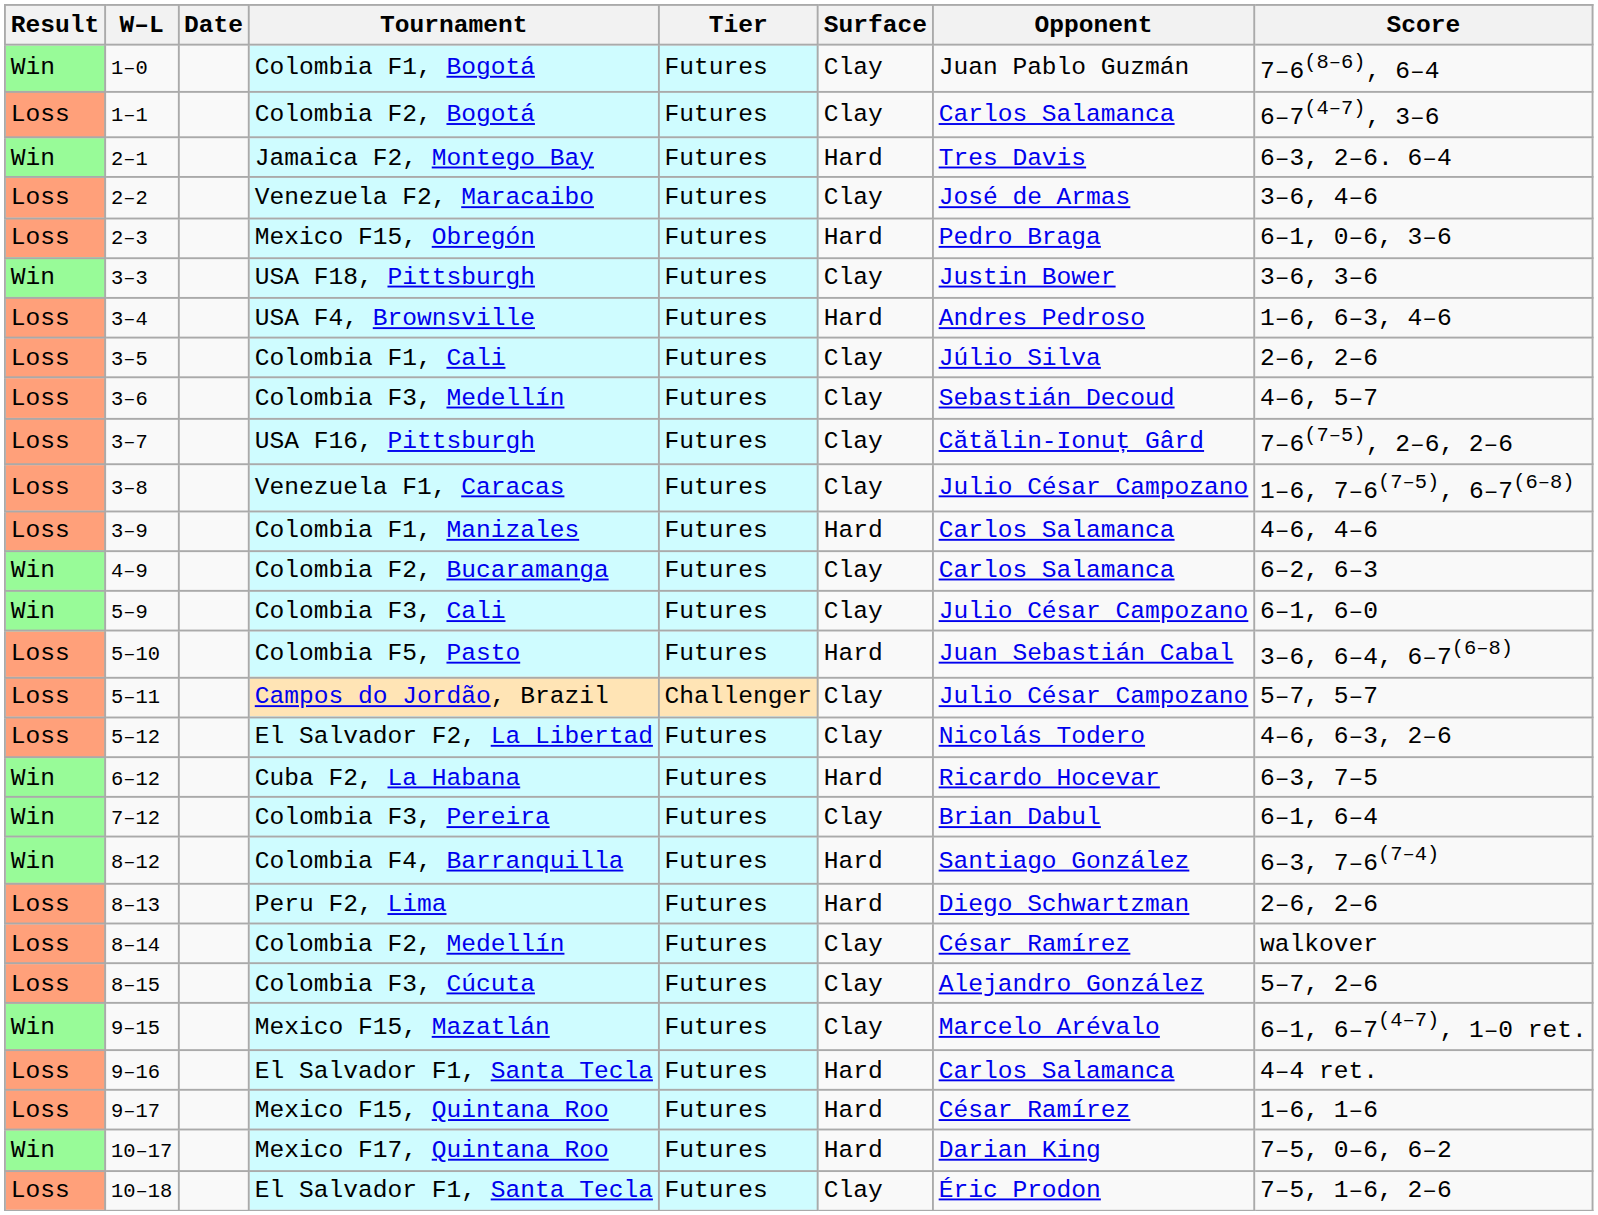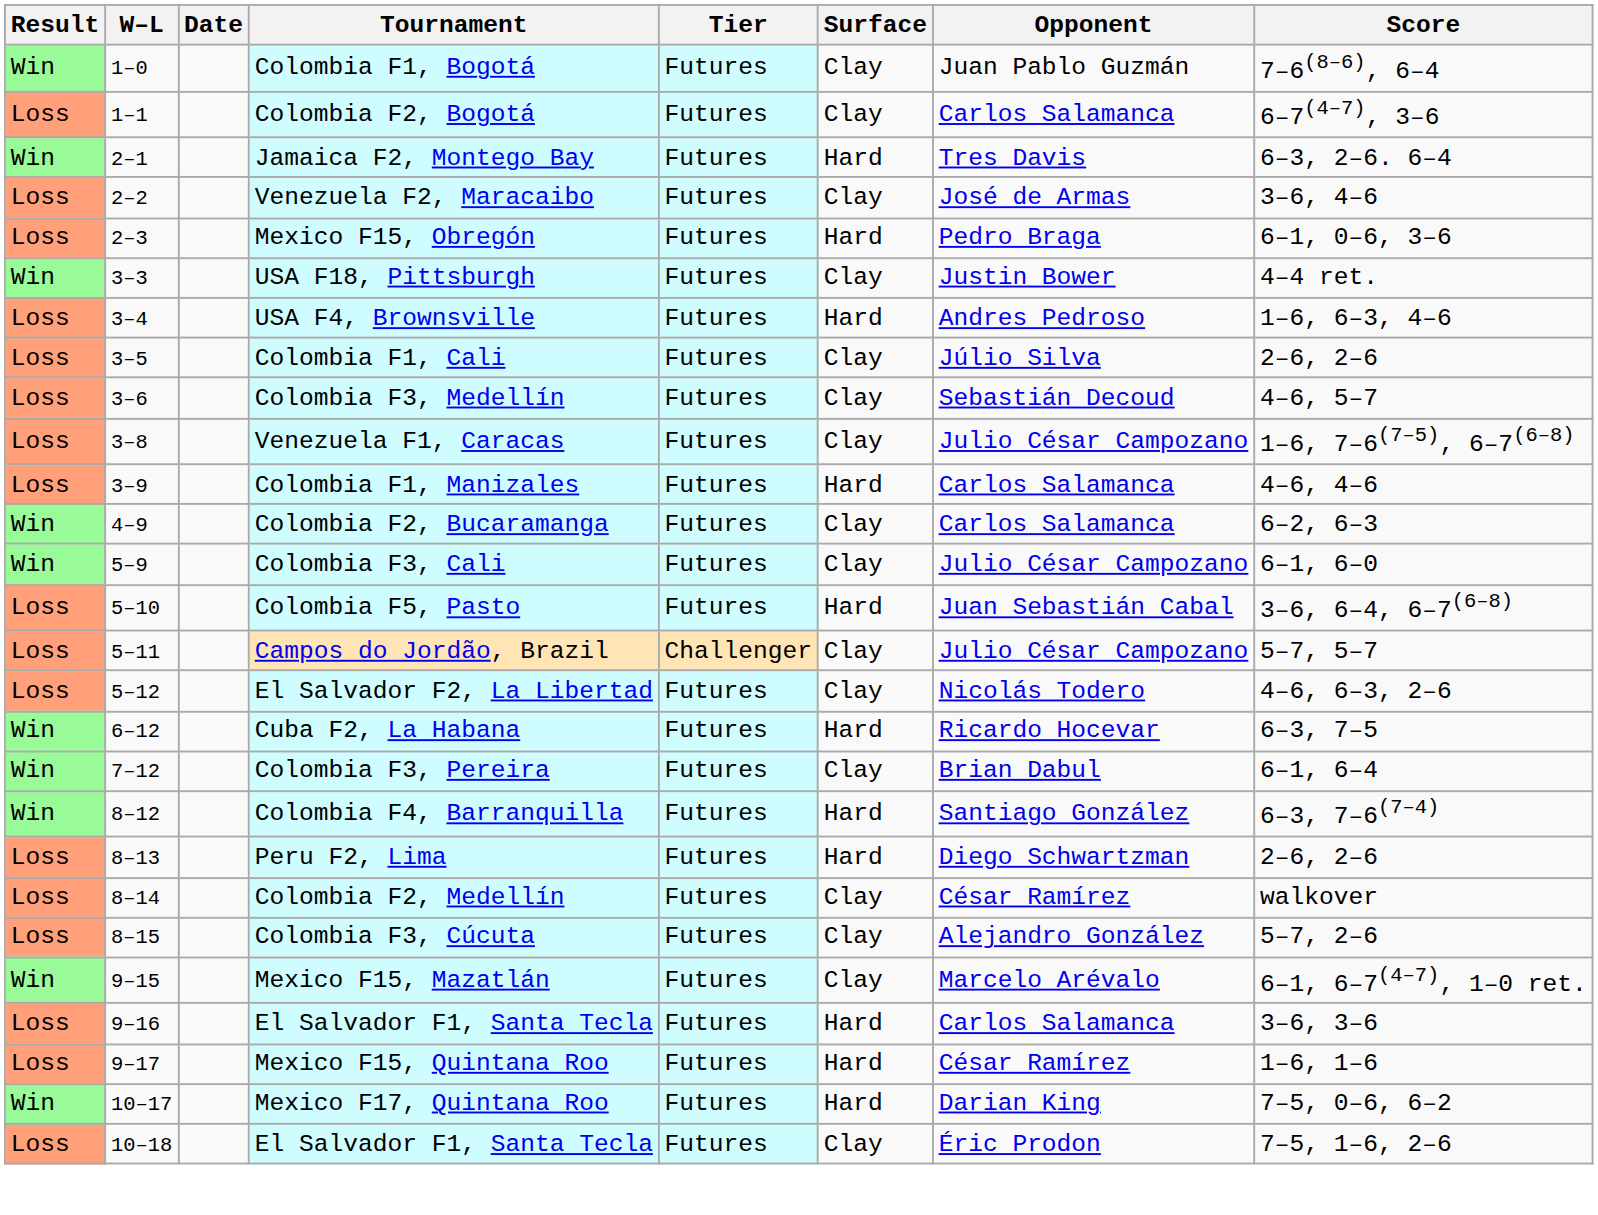(1319, 278) 3–6, 3–6 -> (1319, 278) 4–4 ret.
- row: (129, 442)
(1319, 1070) 4–4 ret. -> (1319, 1024) 3–6, 3–6
